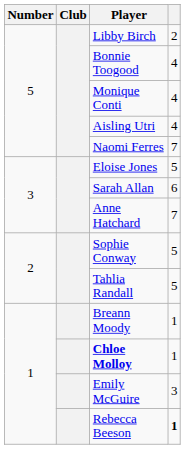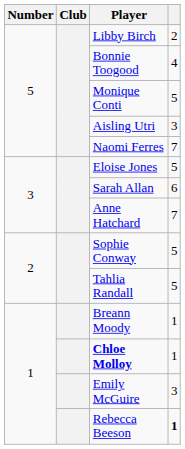(174, 98) 4 -> (174, 98) 5
(174, 126) 4 -> (174, 126) 3
